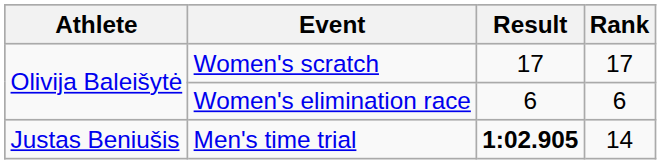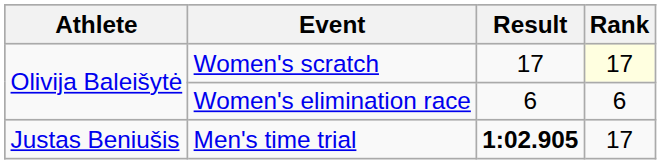(619, 63) no background -> (619, 63) lightyellow background
(619, 140) 14 -> (619, 140) 17
